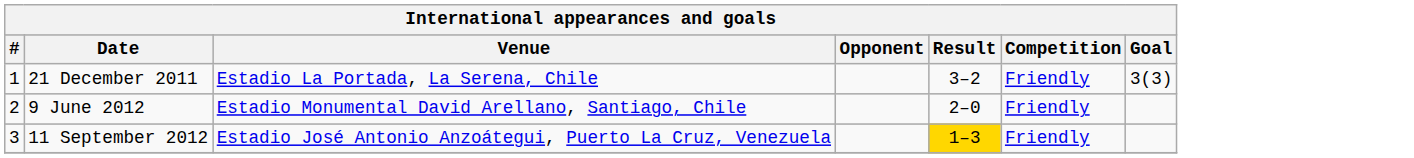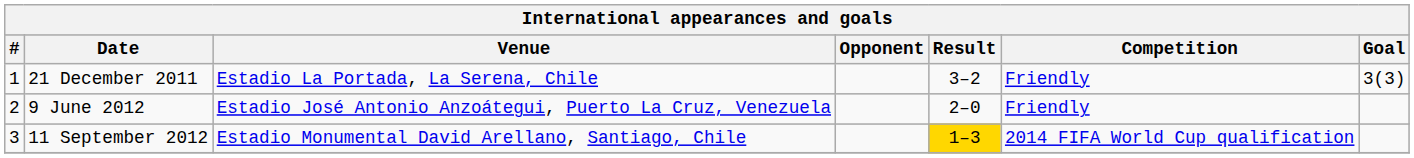(482, 108) Estadio Monumental David Arellano, Santiago, Chile -> (524, 108) Estadio José Antonio Anzoátegui, Puerto La Cruz, Venezuela
(524, 138) Estadio José Antonio Anzoátegui, Puerto La Cruz, Venezuela -> (482, 138) Estadio Monumental David Arellano, Santiago, Chile
(1047, 138) Friendly -> (1180, 138) 2014 FIFA World Cup qualification
